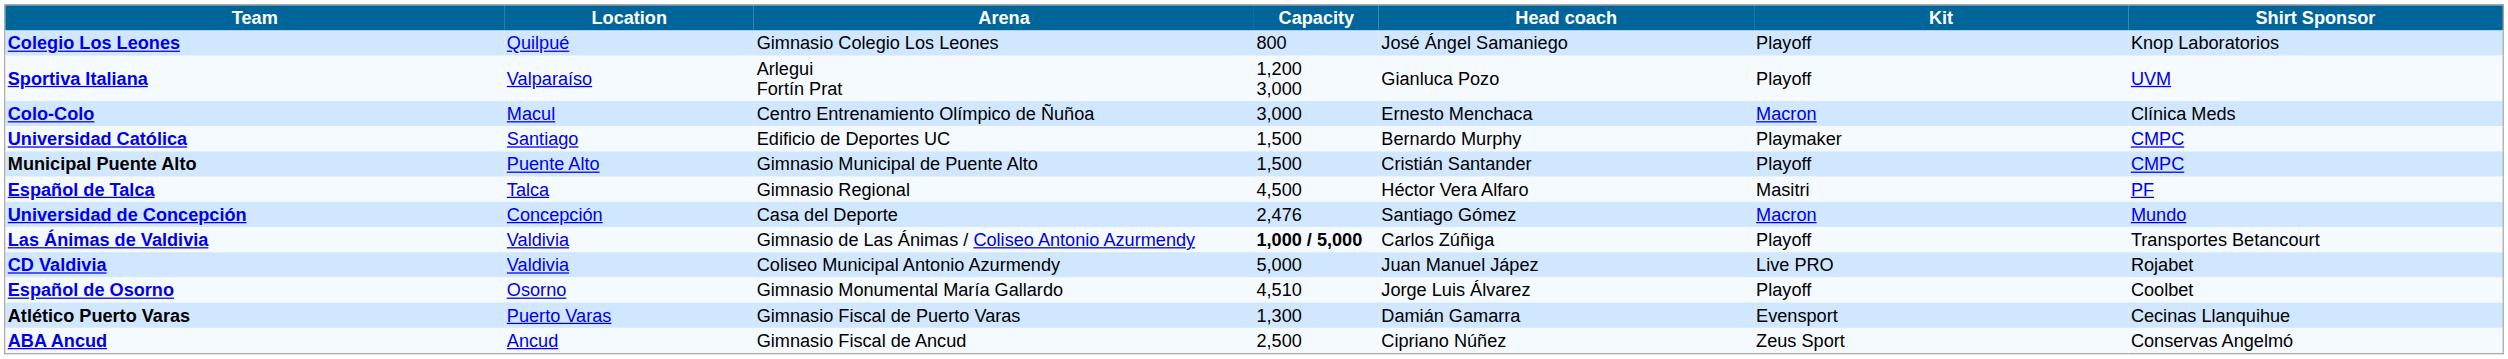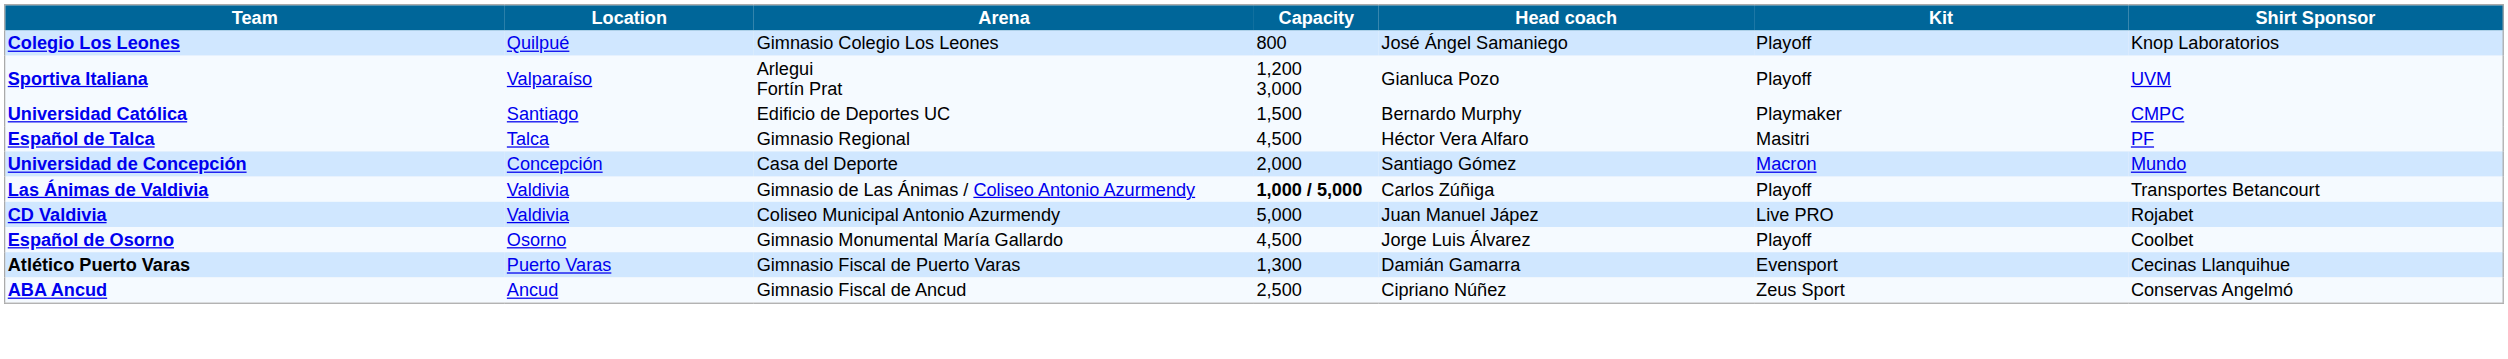- row: (51, 114)
- row: (102, 164)
(1279, 214) 2,476 -> (1279, 164) 2,000
(1279, 290) 4,510 -> (1279, 240) 4,500
